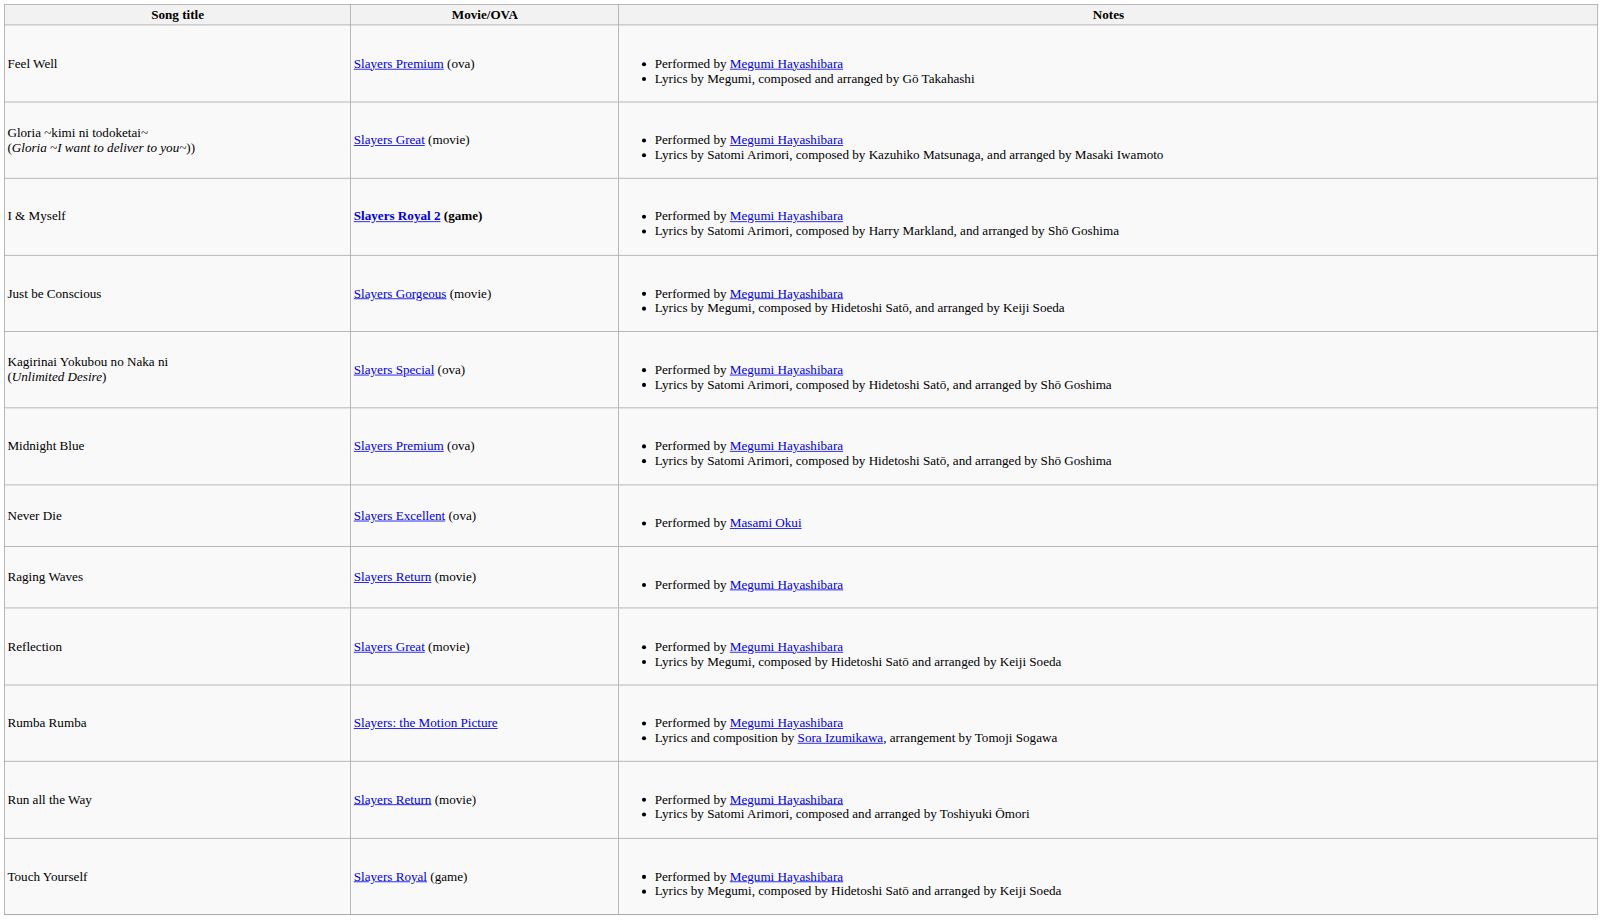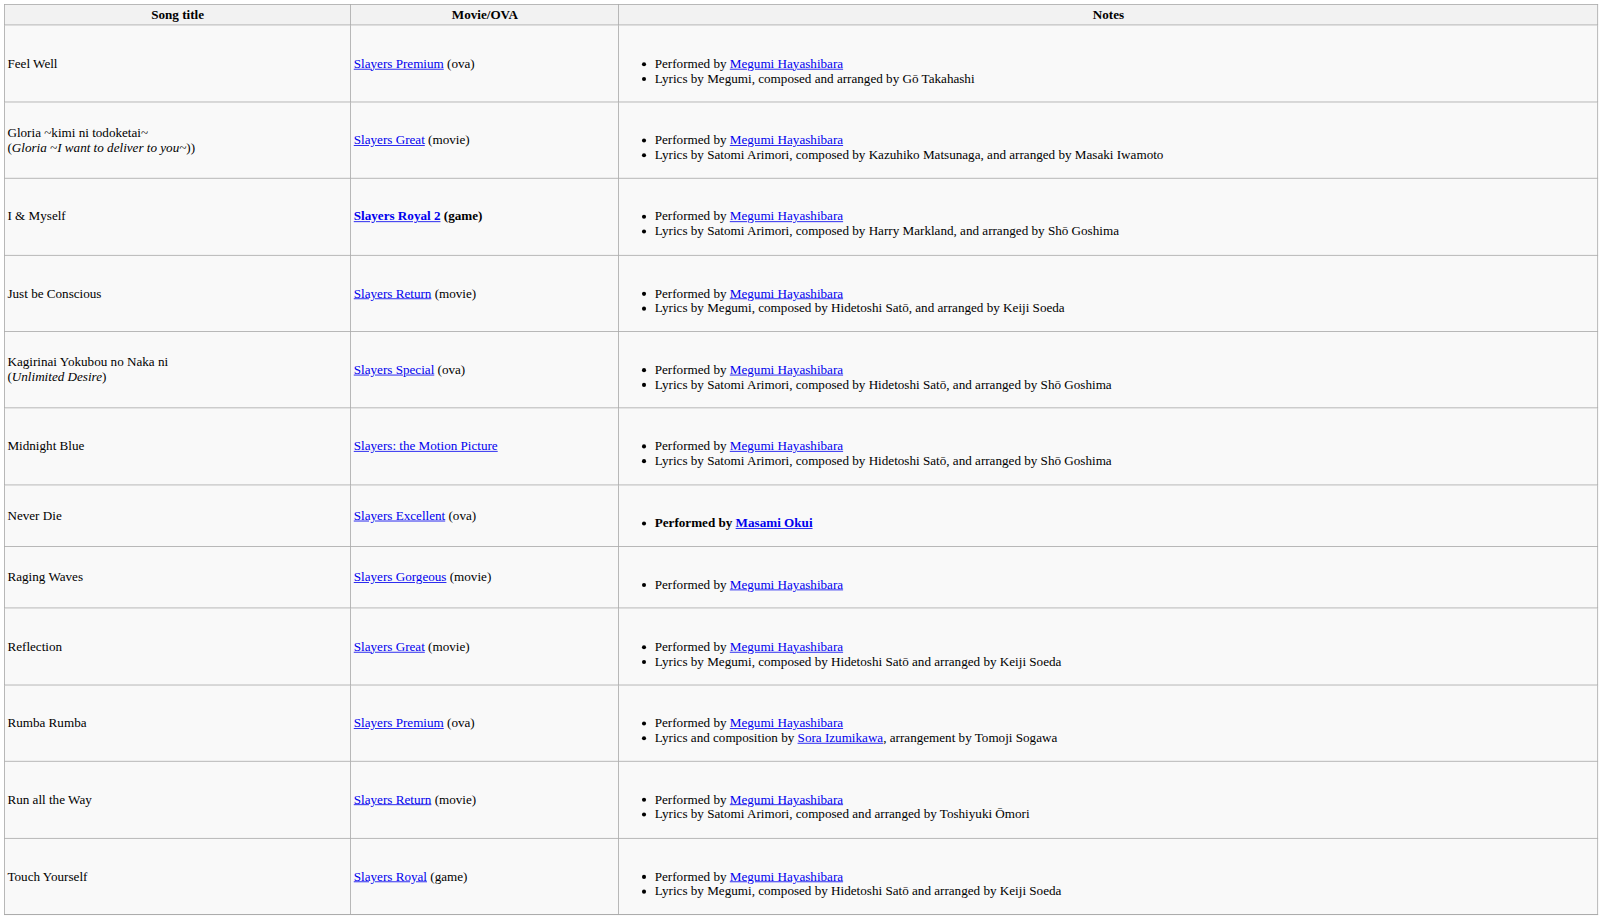(423, 293) Slayers Gorgeous (movie) -> (415, 293) Slayers Return (movie)
(414, 446) Slayers Premium (ova) -> (426, 446) Slayers: the Motion Picture
(1108, 523) normal -> (1108, 523) bold
(415, 577) Slayers Return (movie) -> (423, 577) Slayers Gorgeous (movie)
(426, 723) Slayers: the Motion Picture -> (414, 723) Slayers Premium (ova)
